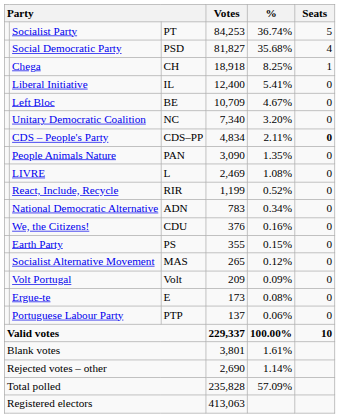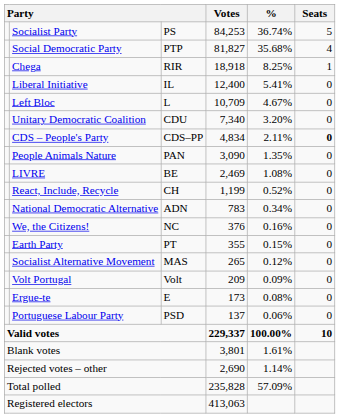(170, 31) PT -> (170, 31) PS
(174, 48) PSD -> (173, 48) PTP
(171, 66) CH -> (173, 66) RIR
(171, 102) BE -> (167, 102) L
(171, 119) NC -> (175, 119) CDU
(167, 173) L -> (171, 173) BE
(173, 191) RIR -> (171, 191) CH
(175, 226) CDU -> (171, 226) NC
(170, 244) PS -> (170, 244) PT
(173, 315) PTP -> (174, 315) PSD
